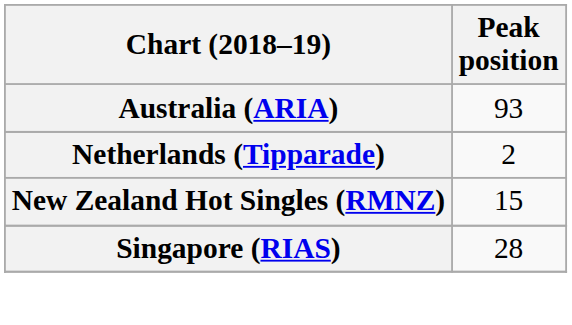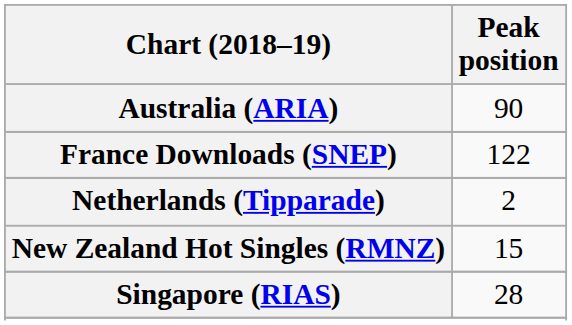(509, 107) 93 -> (509, 107) 90
+ row: (228, 154)
